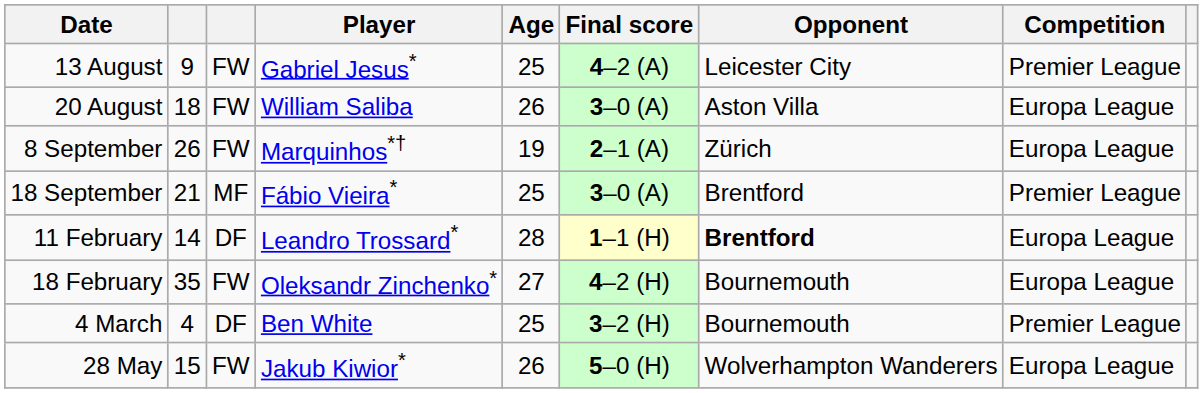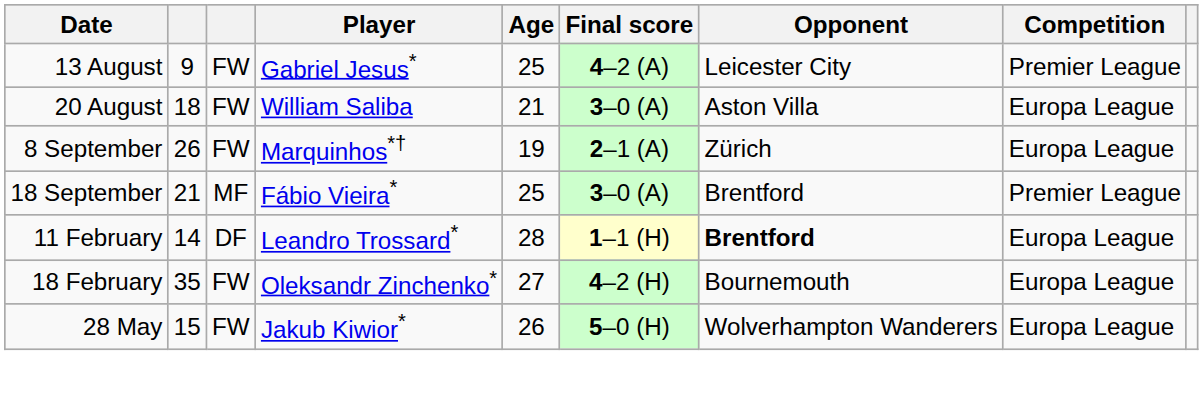(531, 107) 26 -> (531, 107) 21
- row: (119, 324)
